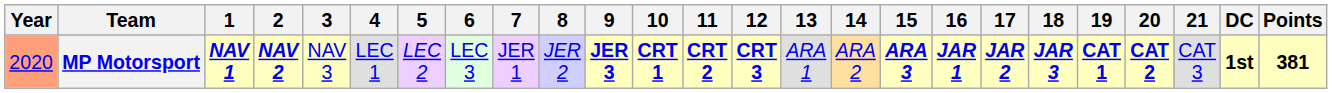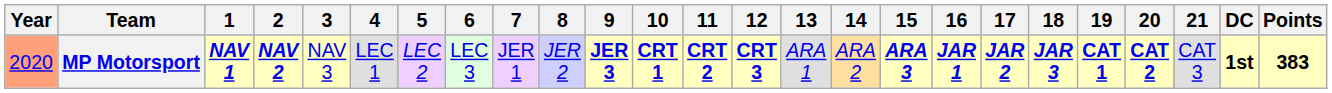(1293, 61) 381 -> (1293, 61) 383
